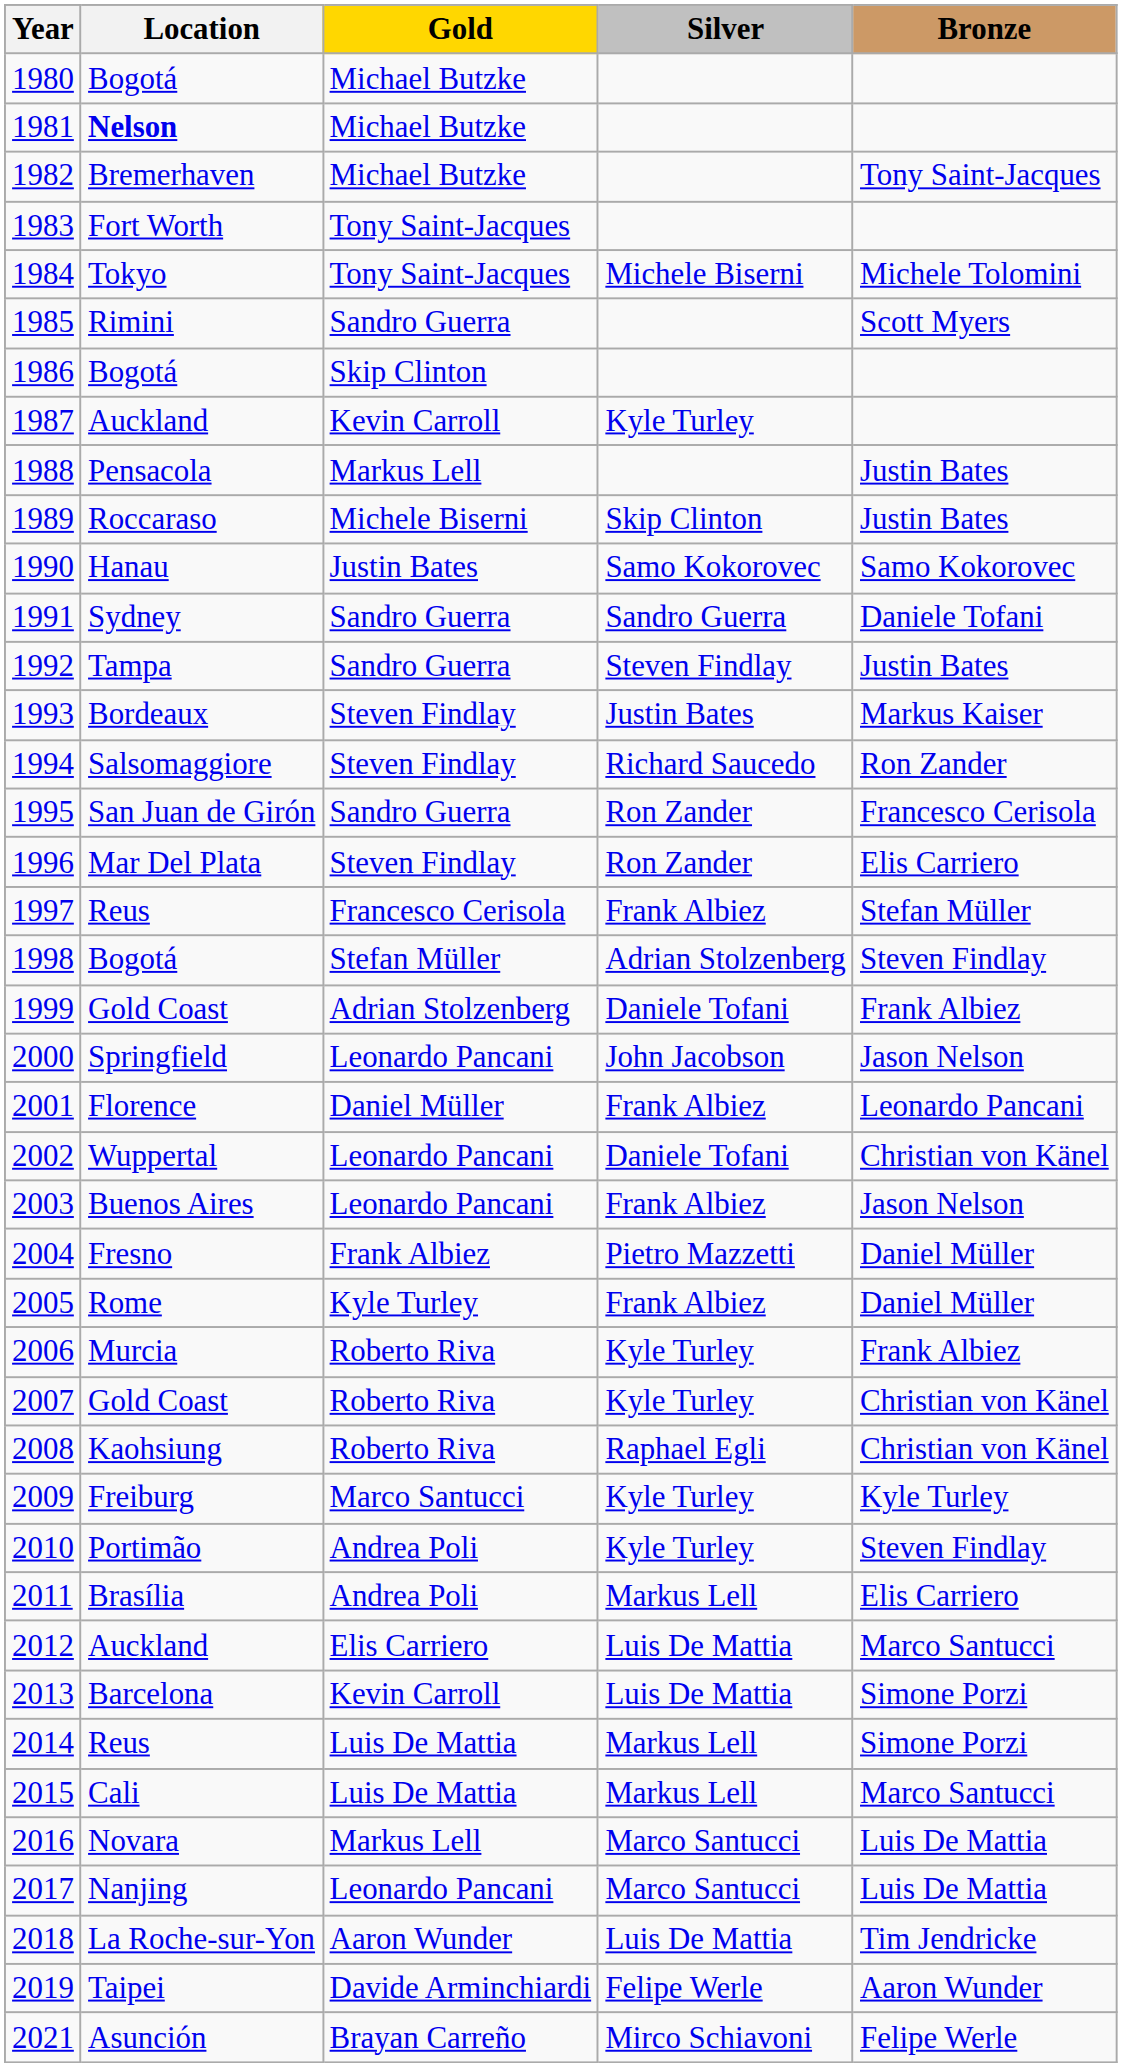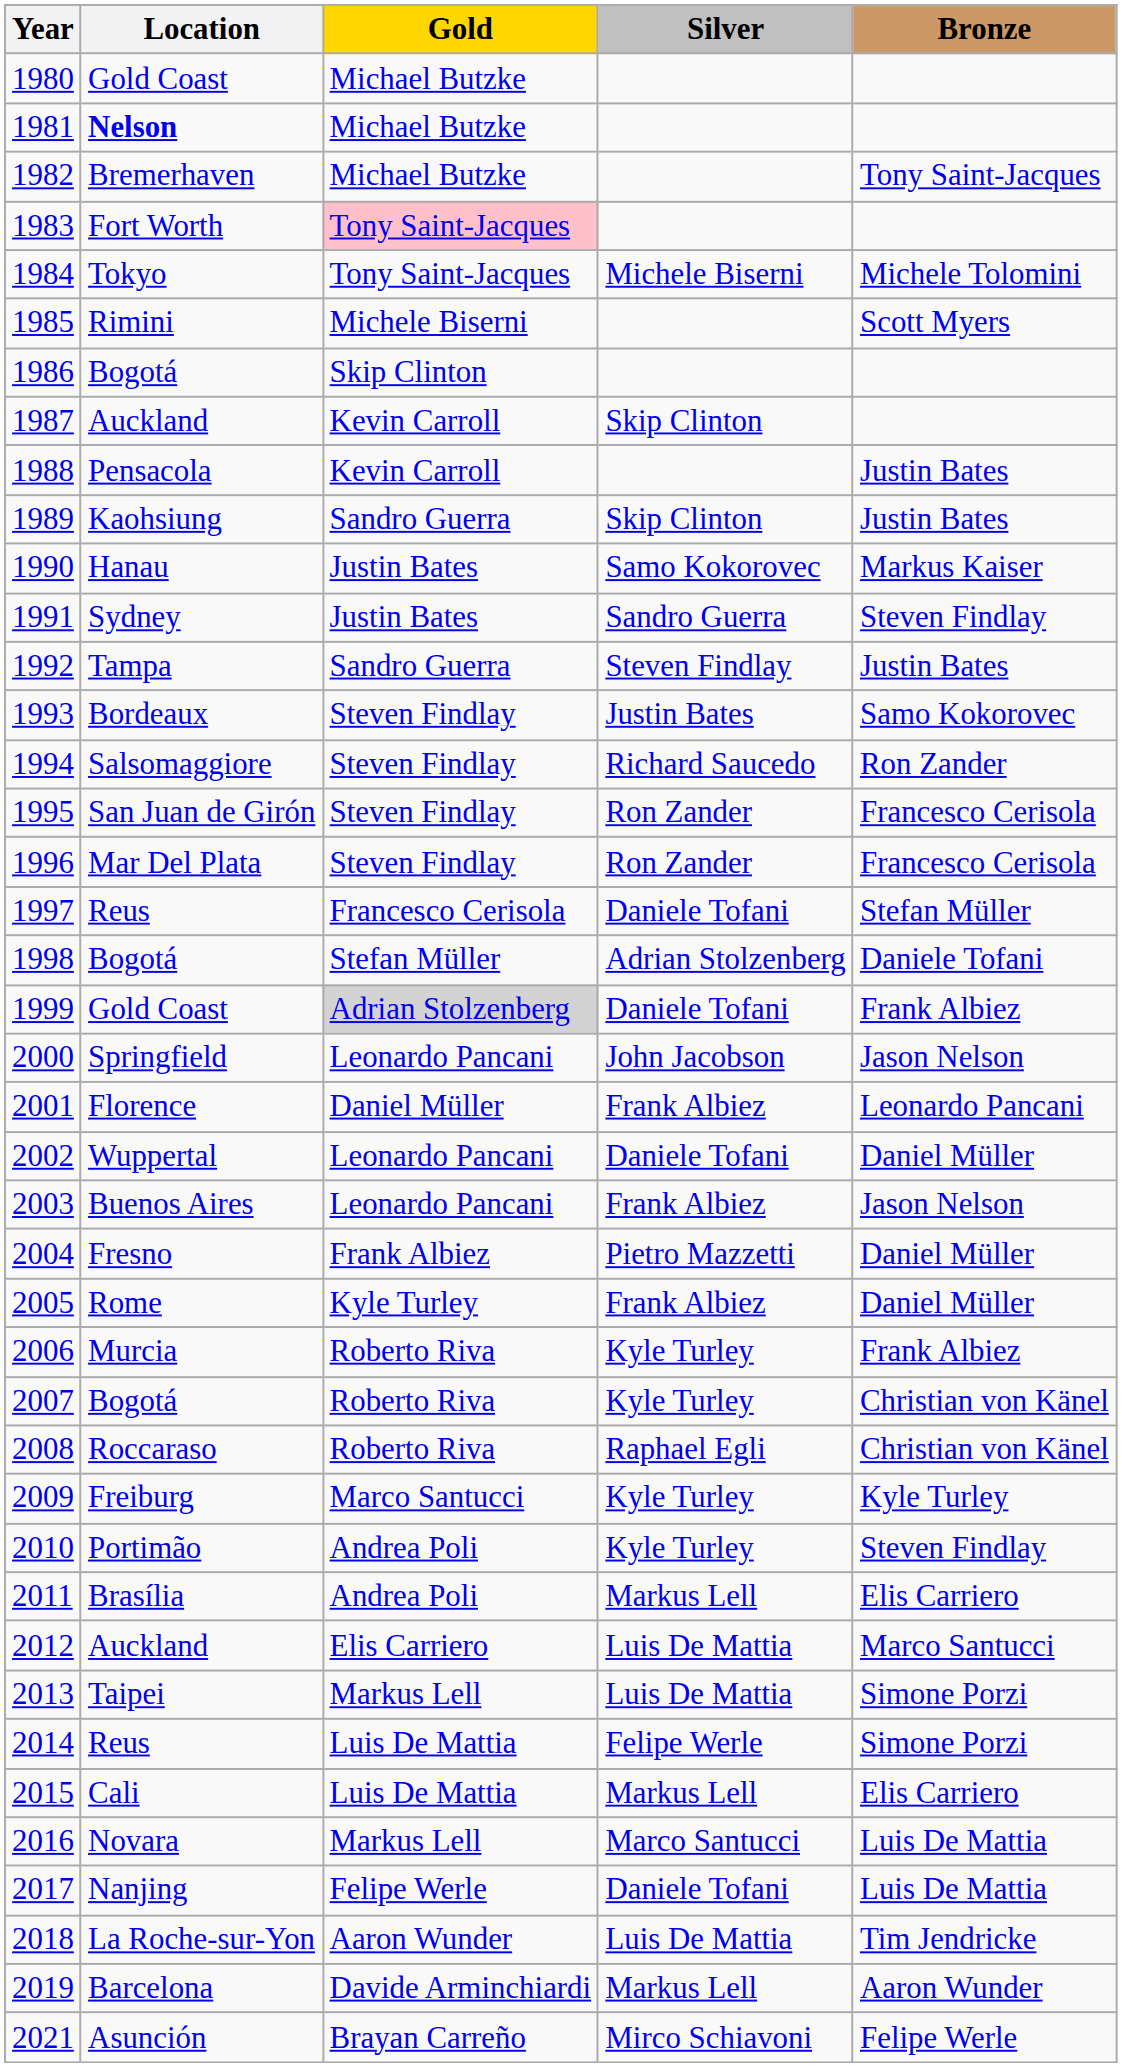(133, 77) Bogotá -> (158, 77) Gold Coast
(450, 224) no background -> (450, 224) pink background
(420, 322) Sandro Guerra -> (429, 322) Michele Biserni
(680, 420) Kyle Turley -> (684, 420) Skip Clinton
(406, 469) Markus Lell -> (415, 469) Kevin Carroll
(152, 518) Roccaraso -> (155, 518) Kaohsiung
(429, 518) Michele Biserni -> (420, 518) Sandro Guerra
(968, 567) Samo Kokorovec -> (951, 567) Markus Kaiser
(420, 616) Sandro Guerra -> (404, 616) Justin Bates
(952, 616) Daniele Tofani -> (953, 616) Steven Findlay
(951, 714) Markus Kaiser -> (968, 714) Samo Kokorovec
(420, 812) Sandro Guerra -> (423, 812) Steven Findlay
(939, 861) Elis Carriero -> (978, 861) Francesco Cerisola
(686, 910) Frank Albiez -> (697, 910) Daniele Tofani
(953, 959) Steven Findlay -> (952, 959) Daniele Tofani
(450, 1008) no background -> (450, 1008) lightgrey background
(984, 1155) Christian von Känel -> (947, 1155) Daniel Müller
(158, 1400) Gold Coast -> (133, 1400) Bogotá
(155, 1449) Kaohsiung -> (152, 1449) Roccaraso
(151, 1694) Barcelona -> (126, 1694) Taipei
(415, 1694) Kevin Carroll -> (406, 1694) Markus Lell
(681, 1743) Markus Lell -> (684, 1743) Felipe Werle
(957, 1792) Marco Santucci -> (939, 1792) Elis Carriero
(441, 1889) Leonardo Pancani -> (408, 1889) Felipe Werle
(703, 1889) Marco Santucci -> (697, 1889) Daniele Tofani
(126, 1987) Taipei -> (151, 1987) Barcelona
(684, 1987) Felipe Werle -> (681, 1987) Markus Lell
